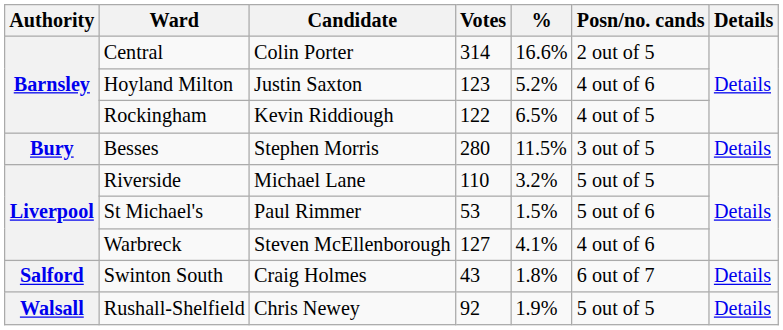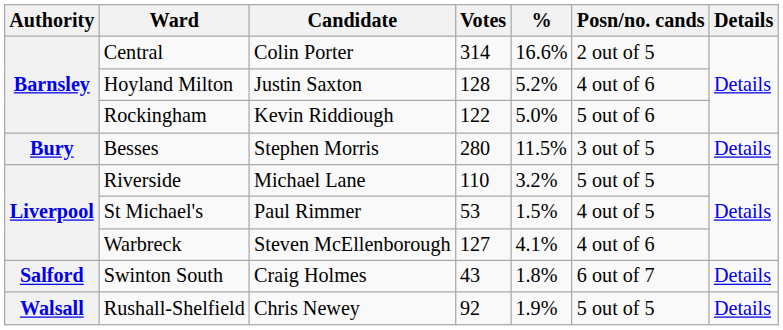(475, 84) 123 -> (475, 84) 128
(536, 116) 6.5% -> (536, 116) 5.0%
(616, 116) 4 out of 5 -> (616, 116) 5 out of 6
(616, 212) 5 out of 6 -> (616, 212) 4 out of 5
